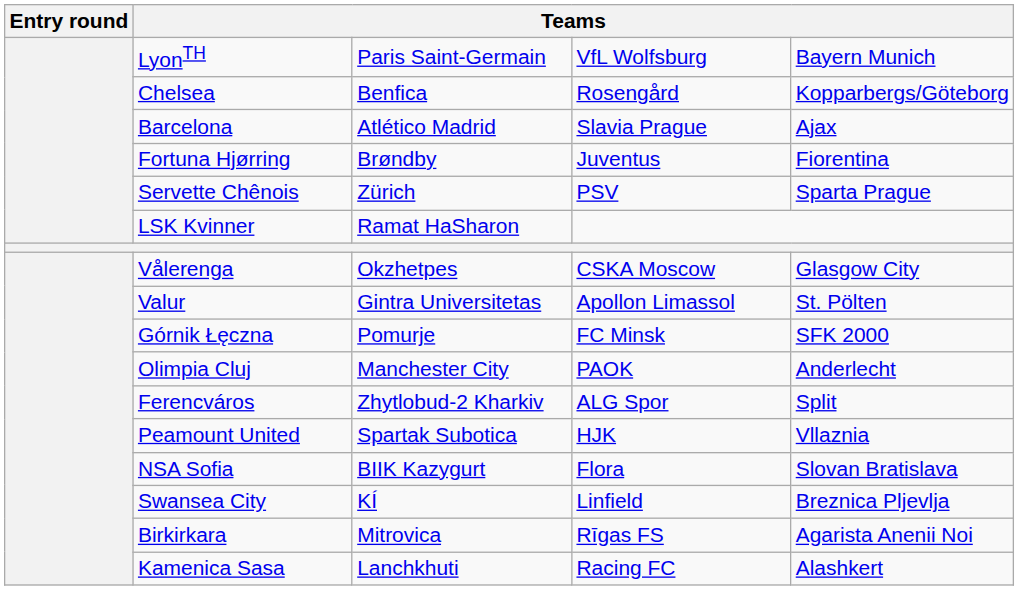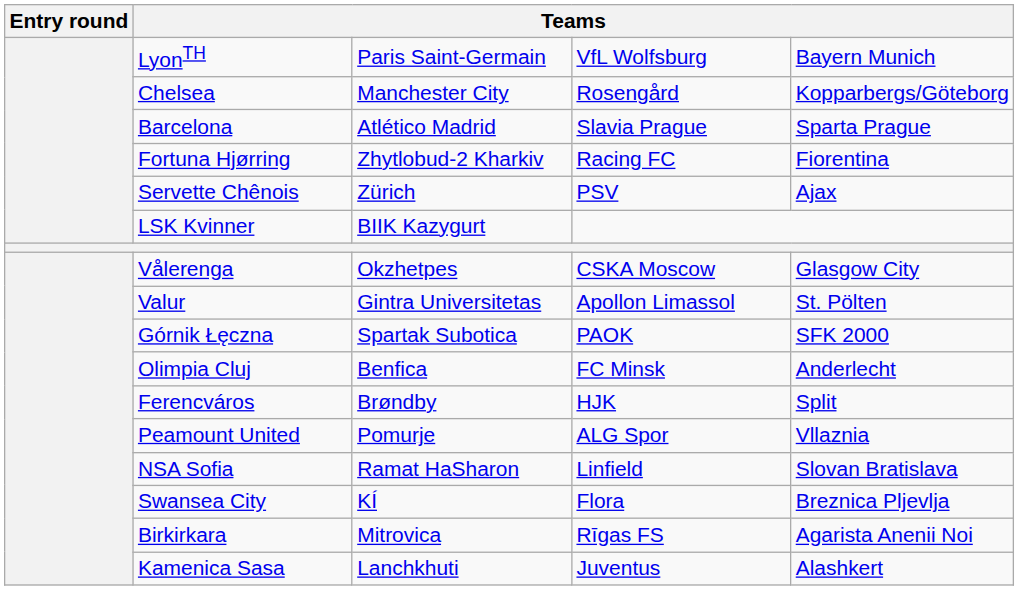(392, 93) Benfica -> (433, 93) Manchester City
(816, 126) Ajax -> (863, 126) Sparta Prague
(397, 159) Brøndby -> (450, 159) Zhytlobud-2 Kharkiv
(618, 159) Juventus -> (626, 159) Racing FC
(863, 192) Sparta Prague -> (816, 192) Ajax
(438, 226) Ramat HaSharon -> (421, 226) BIIK Kazygurt
(396, 335) Pomurje -> (437, 335) Spartak Subotica
(621, 335) FC Minsk -> (605, 335) PAOK
(433, 368) Manchester City -> (392, 368) Benfica
(605, 368) PAOK -> (621, 368) FC Minsk
(450, 402) Zhytlobud-2 Kharkiv -> (397, 402) Brøndby
(622, 402) ALG Spor -> (596, 402) HJK
(437, 435) Spartak Subotica -> (396, 435) Pomurje
(596, 435) HJK -> (622, 435) ALG Spor
(421, 468) BIIK Kazygurt -> (438, 468) Ramat HaSharon
(600, 468) Flora -> (610, 468) Linfield
(610, 501) Linfield -> (600, 501) Flora
(626, 568) Racing FC -> (618, 568) Juventus
